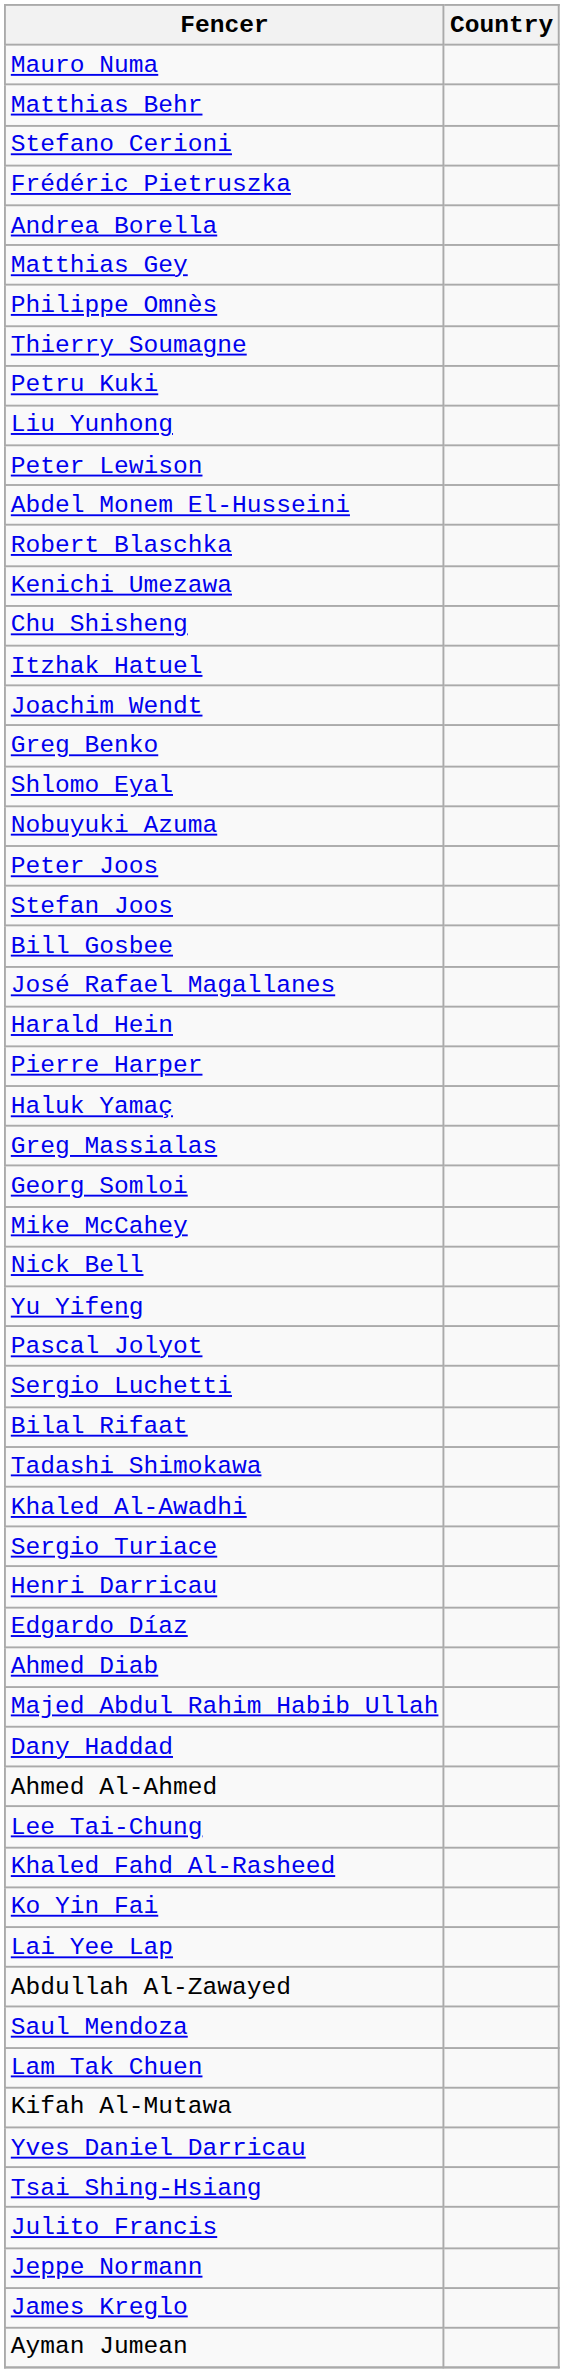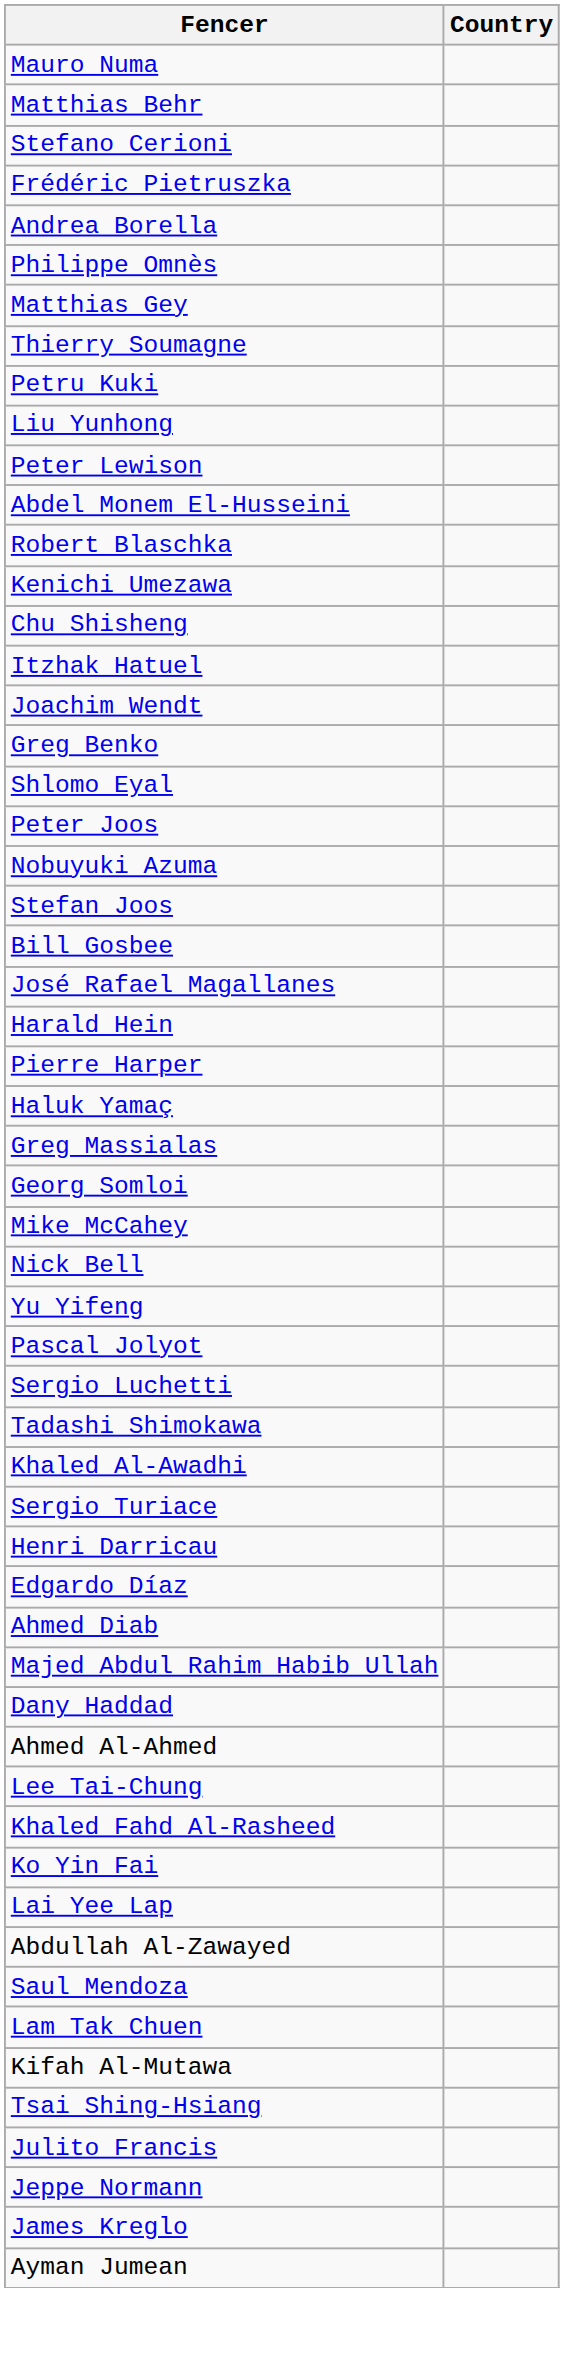rows swapped: (99, 265) <-> (114, 305)
rows swapped: (114, 826) <-> (85, 866)
- row: (99, 1427)
- row: (158, 2147)
